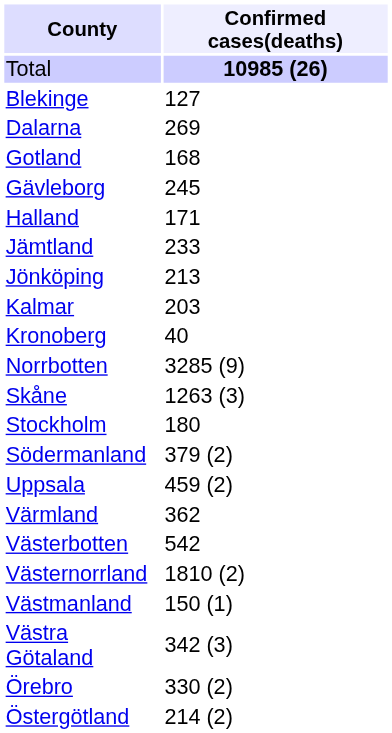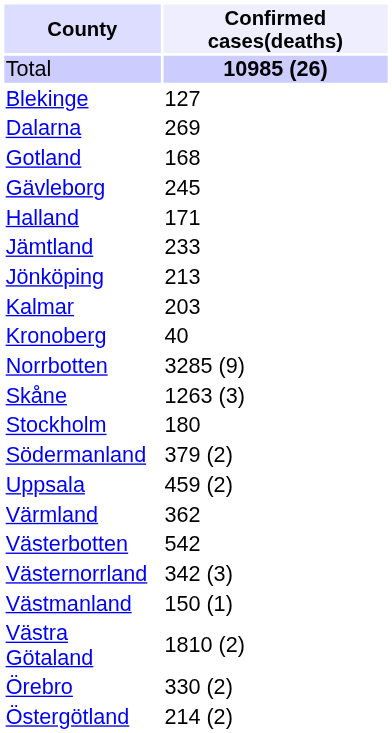(205, 573) 1810 (2) -> (199, 573) 342 (3)
(199, 645) 342 (3) -> (205, 645) 1810 (2)
